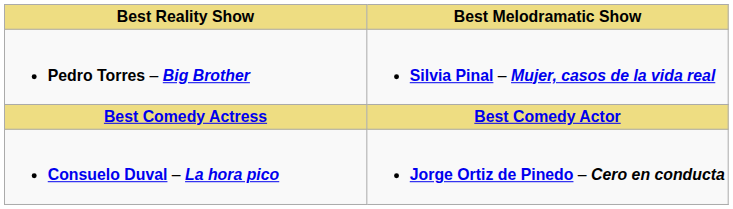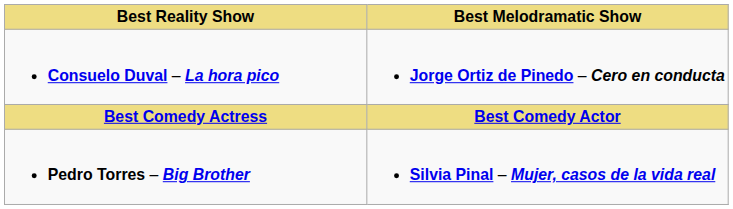rows swapped: (186, 76) <-> (186, 176)
